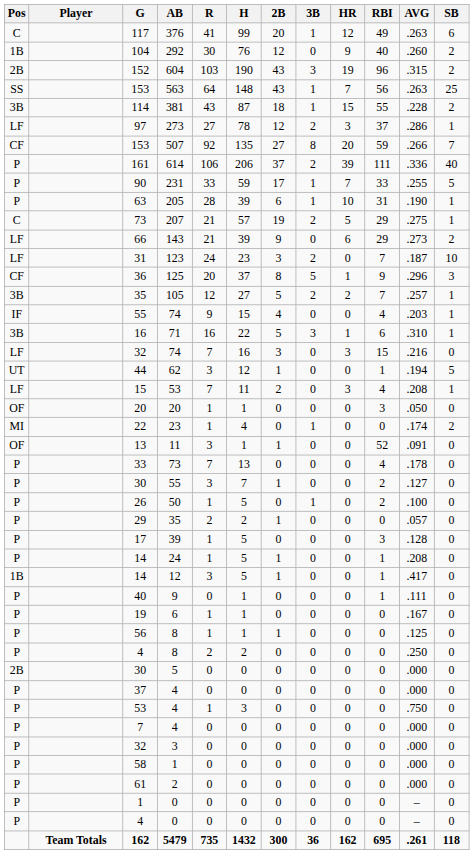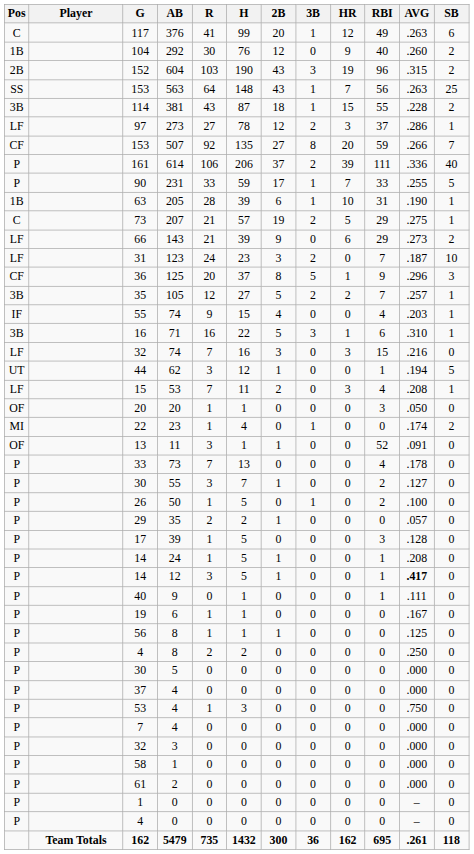(17, 201) P -> (17, 201) 1B
(17, 577) 1B -> (17, 577) P
(417, 577) normal -> (417, 577) bold
(17, 671) 2B -> (17, 671) P
